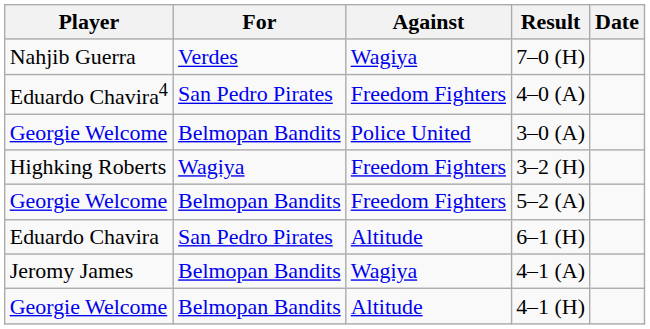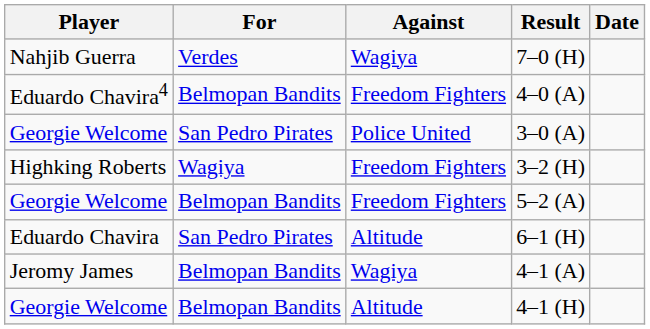(255, 94) San Pedro Pirates -> (259, 94) Belmopan Bandits
(259, 132) Belmopan Bandits -> (255, 132) San Pedro Pirates
